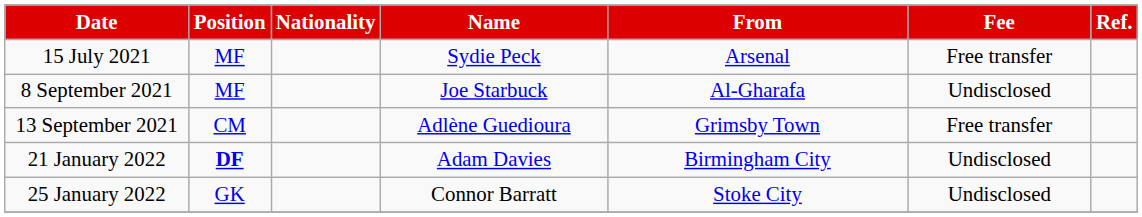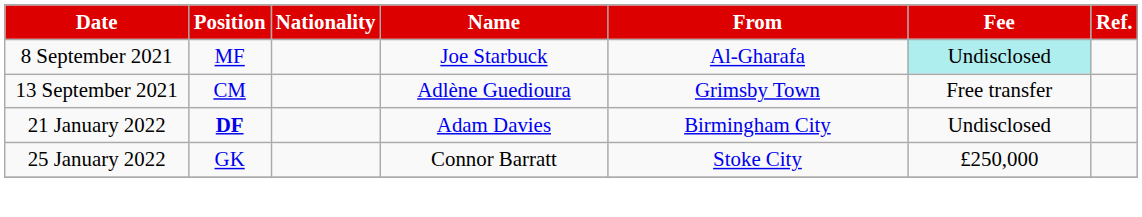- row: (97, 56)
(999, 90) no background -> (999, 56) paleturquoise background
(999, 194) Undisclosed -> (999, 159) £250,000
